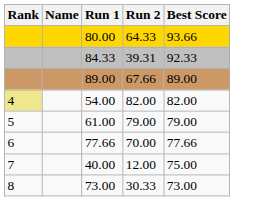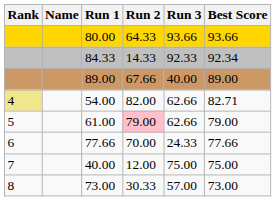+ column: (184, 15)
(141, 57) 39.31 -> (141, 57) 14.33
(182, 57) 92.33 -> (223, 57) 92.34
(182, 100) 82.00 -> (223, 100) 82.71
(141, 121) no background -> (141, 121) pink background
